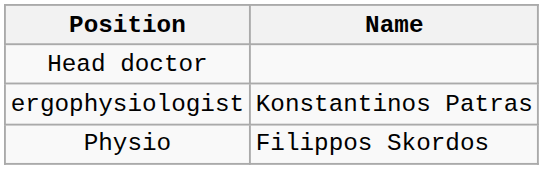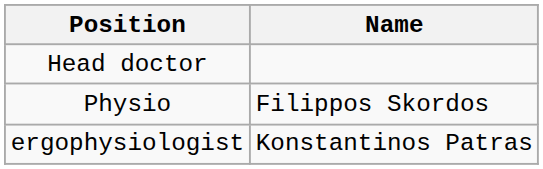rows swapped: (127, 104) <-> (127, 144)
